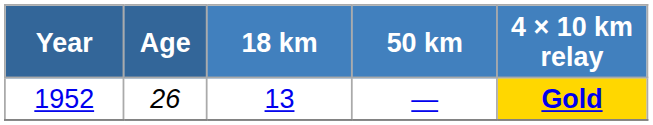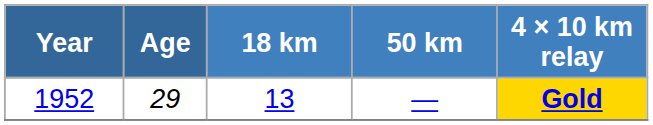(165, 99) 26 -> (165, 99) 29
